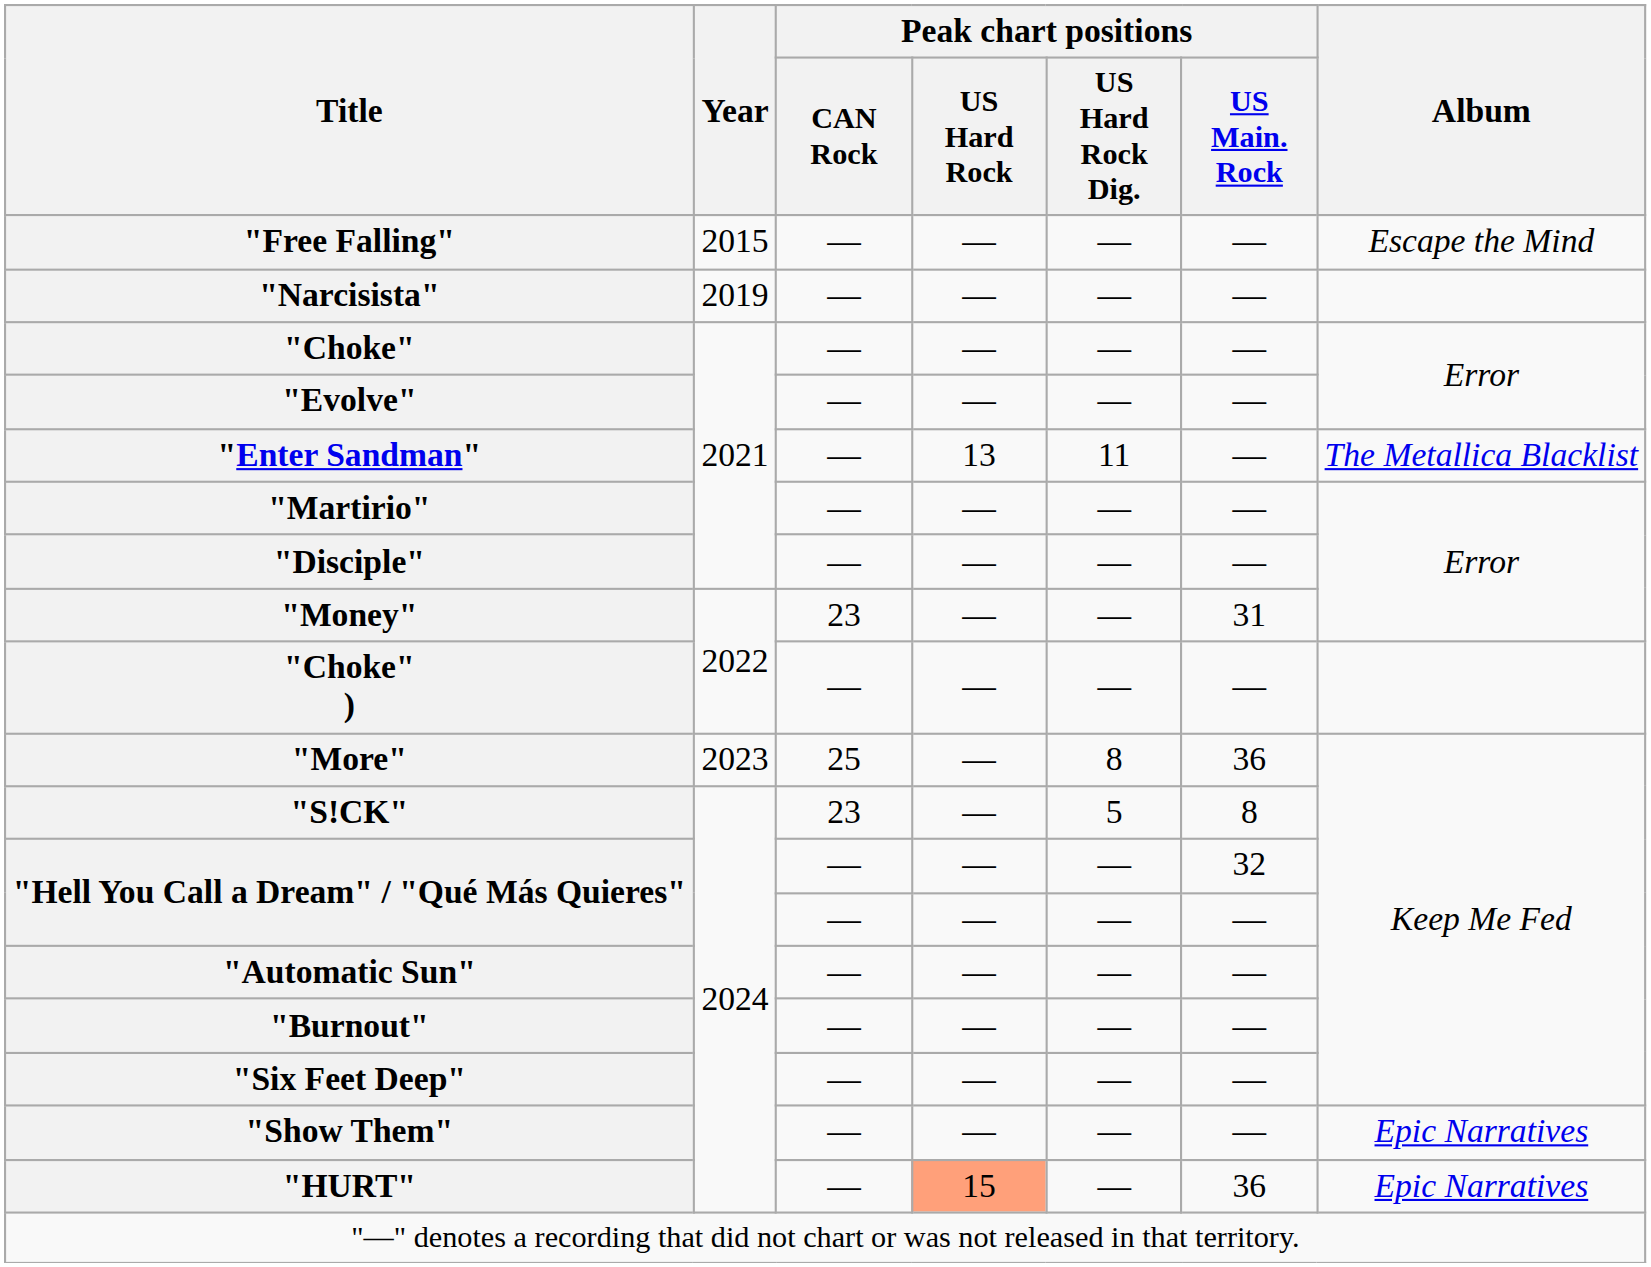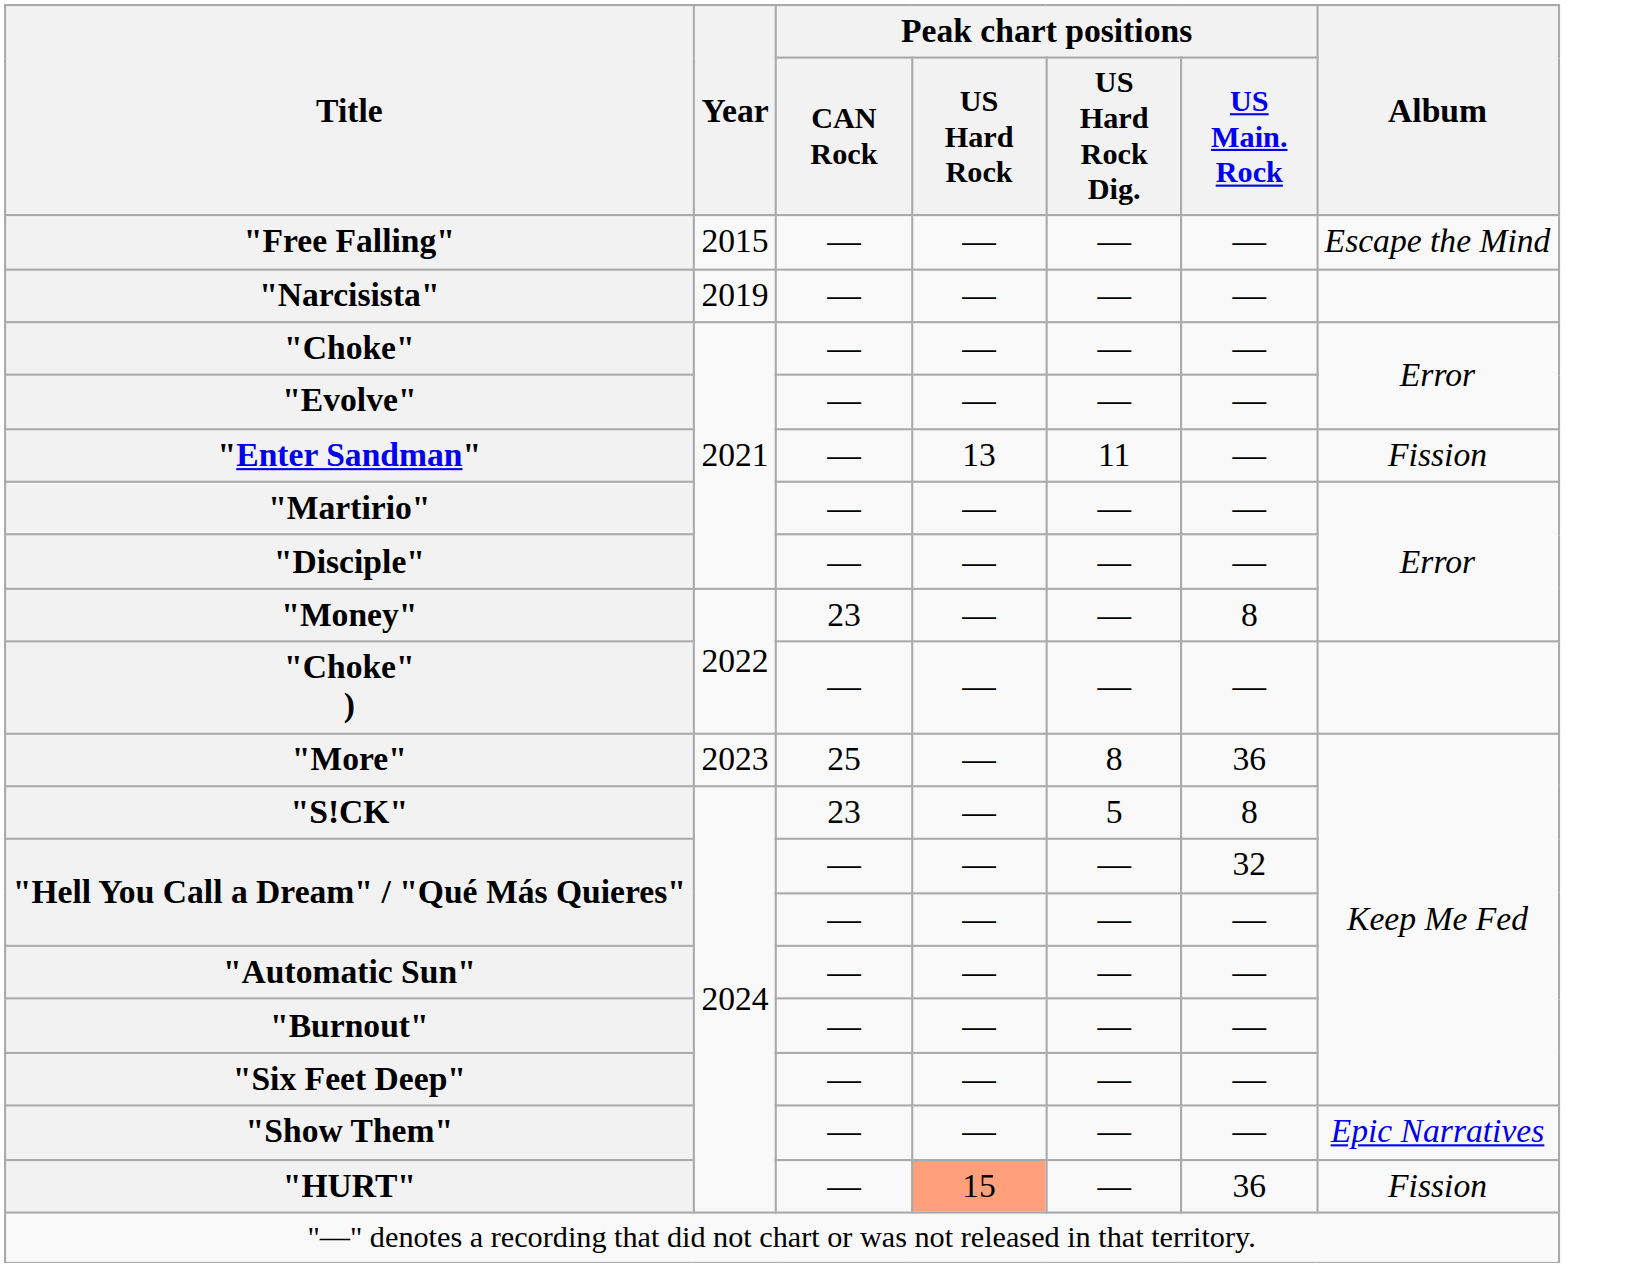(1481, 454) The Metallica Blacklist -> (1438, 454) Fission
(1249, 614) 31 -> (1249, 614) 8
(1481, 1185) Epic Narratives -> (1438, 1185) Fission
